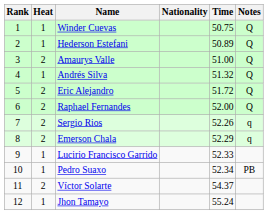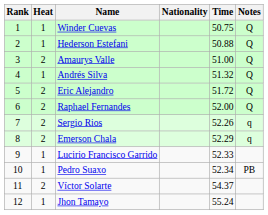(223, 44) 50.89 -> (223, 44) 50.88
